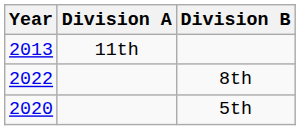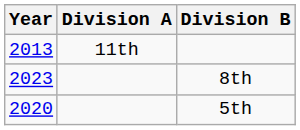(31, 79) 2022 -> (31, 79) 2023
